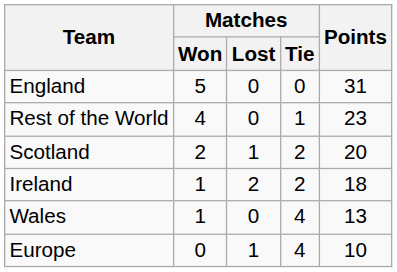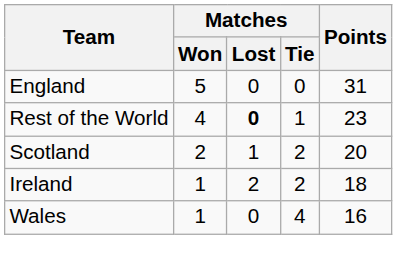(254, 119) normal -> (254, 119) bold
(355, 217) 13 -> (355, 217) 16
- row: (43, 250)
